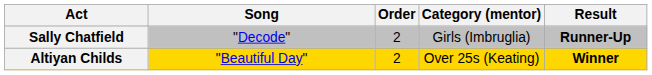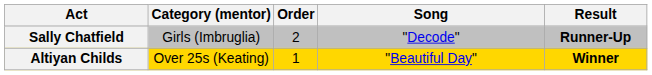columns swapped: (482, 15) <-> (262, 15)
(397, 59) 2 -> (296, 59) 1
